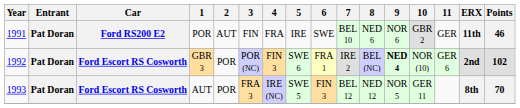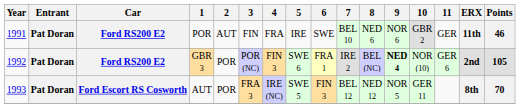(133, 62) Ford Escort RS Cosworth -> (133, 62) Ford RS200 E2
(500, 62) 102 -> (500, 62) 105
